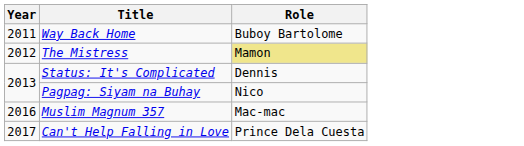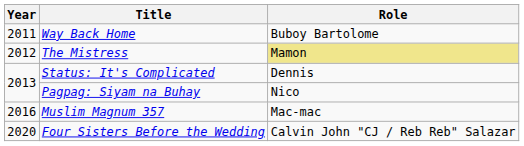- row: (135, 131)
+ row: (153, 131)
